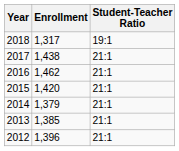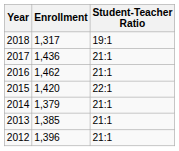(47, 56) 1,438 -> (47, 56) 1,436
(102, 89) 21:1 -> (102, 89) 22:1
